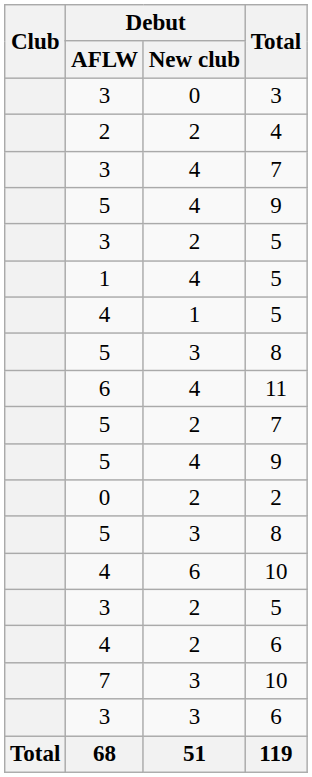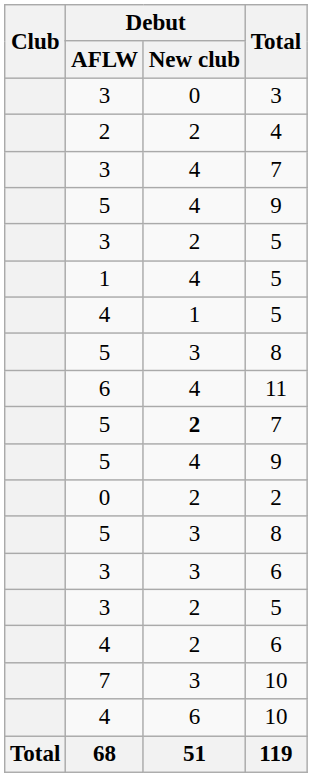(194, 424) normal -> (194, 424) bold
rows swapped: (105, 717) <-> (105, 570)
